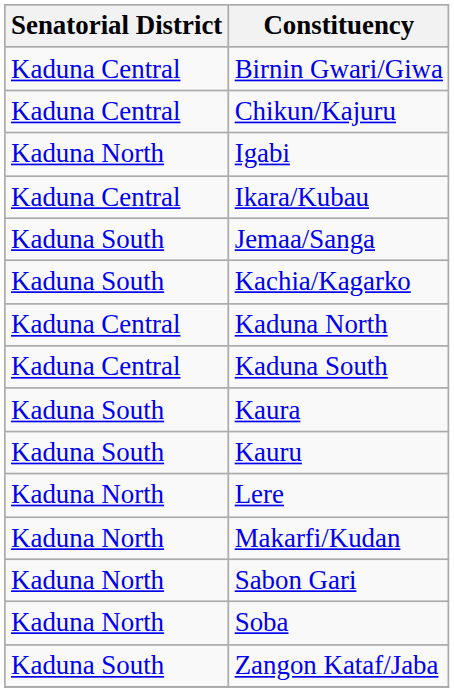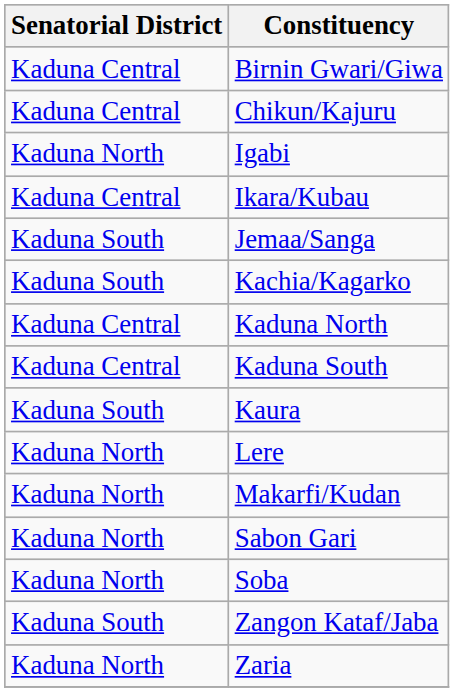- row: (268, 452)
+ row: (263, 665)
